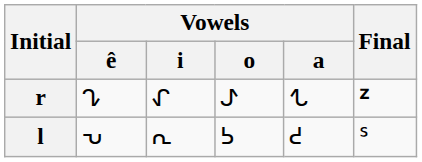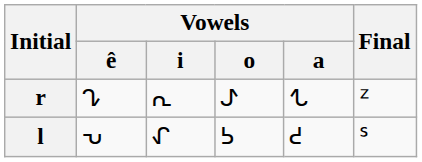(161, 98) ᖋ -> (162, 98) ᕆ
(364, 98) bold -> (364, 98) normal
(162, 137) ᕆ -> (161, 137) ᖋ
